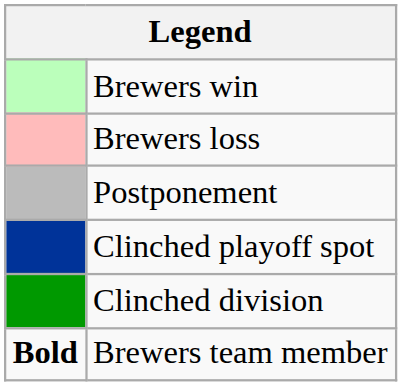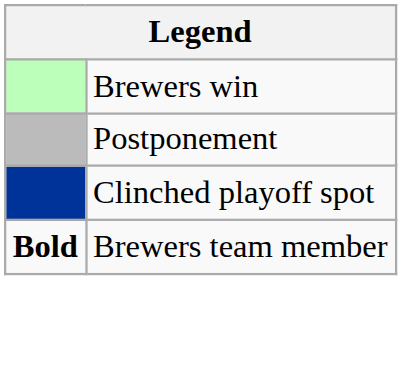- row: (177, 139)
- row: (208, 300)
